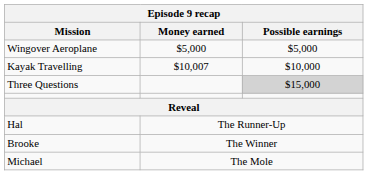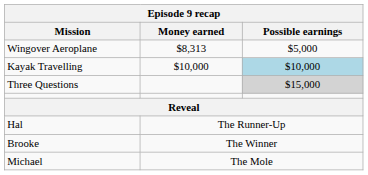(191, 49) $5,000 -> (191, 49) $8,313
(191, 66) $10,007 -> (191, 66) $10,000
(303, 66) no background -> (303, 66) lightblue background
